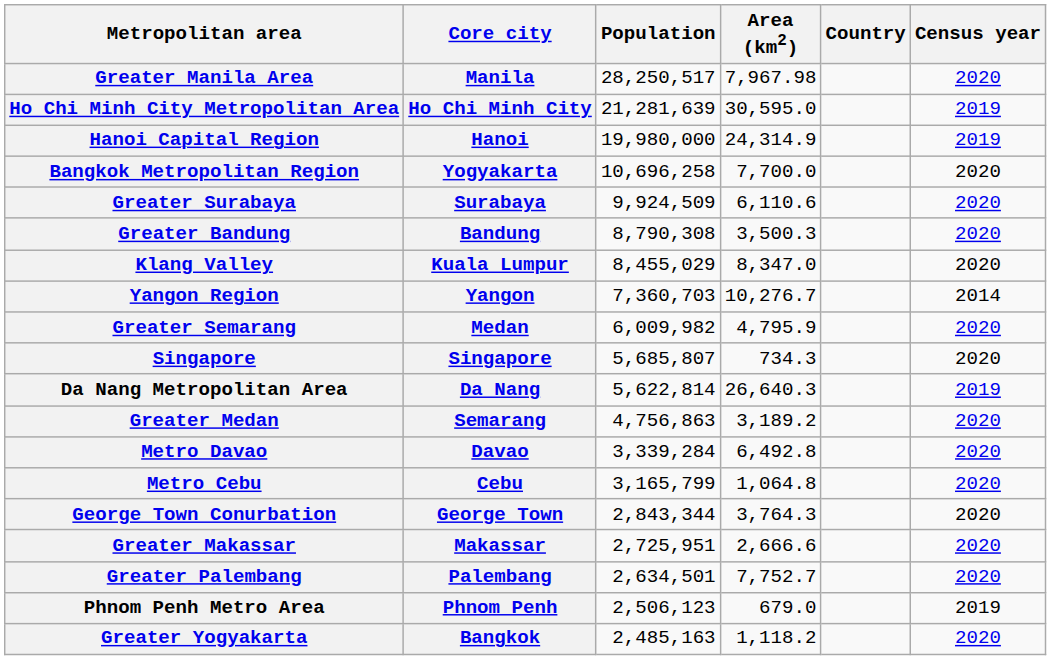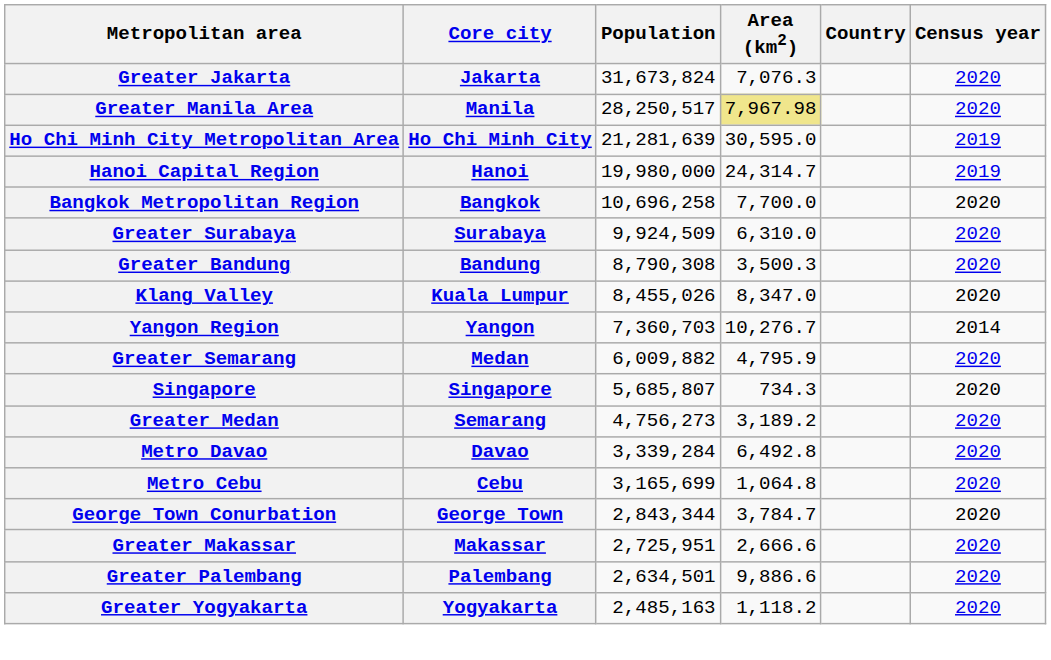+ row: (204, 78)
(771, 78) no background -> (771, 110) khaki background
(771, 141) 24,314.9 -> (771, 172) 24,314.7
(500, 172) Yogyakarta -> (500, 203) Bangkok
(776, 203) 6,110.6 -> (776, 234) 6,310.0
(664, 265) 8,455,029 -> (664, 296) 8,455,026
(664, 328) 6,009,982 -> (664, 359) 6,009,882
- row: (204, 390)
(664, 421) 4,756,863 -> (664, 421) 4,756,273
(664, 483) 3,165,799 -> (664, 483) 3,165,699
(776, 514) 3,764.3 -> (776, 514) 3,784.7
(776, 577) 7,752.7 -> (776, 577) 9,886.6
- row: (204, 608)
(500, 639) Bangkok -> (500, 608) Yogyakarta
